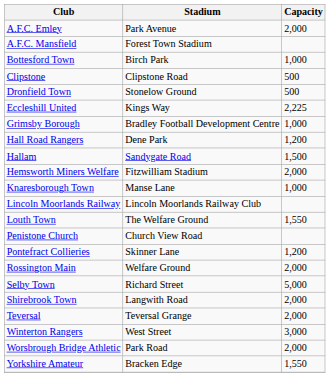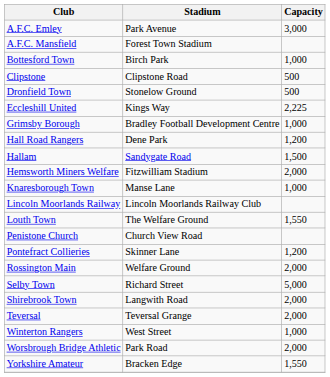(295, 28) 2,000 -> (295, 28) 3,000
(295, 332) 3,000 -> (295, 332) 1,000
